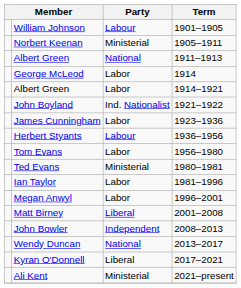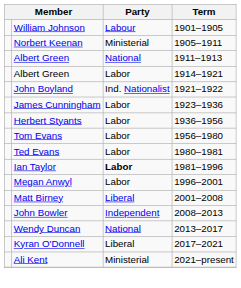- row: (49, 74)
(120, 136) Labour -> (118, 120) Labor
(127, 167) Ministerial -> (118, 151) Labor
(118, 182) normal -> (119, 167) bold
